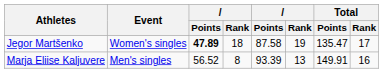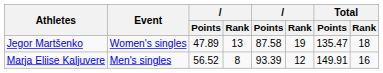(206, 44) bold -> (206, 44) normal
(237, 44) 18 -> (237, 44) 13
(364, 44) 17 -> (364, 44) 18
(300, 60) 13 -> (300, 60) 12
